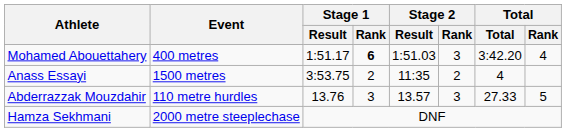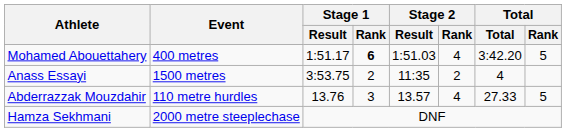(457, 55) 3 -> (457, 55) 4
(543, 55) 4 -> (543, 55) 5
(457, 97) 3 -> (457, 97) 4
